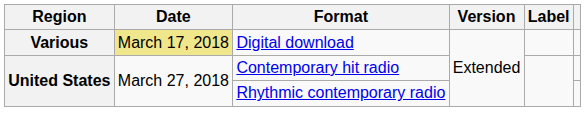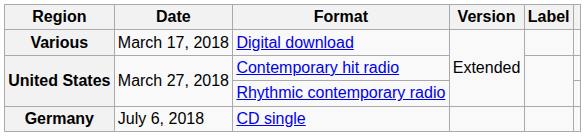(173, 42) khaki background -> (173, 42) no background
+ row: (271, 118)
